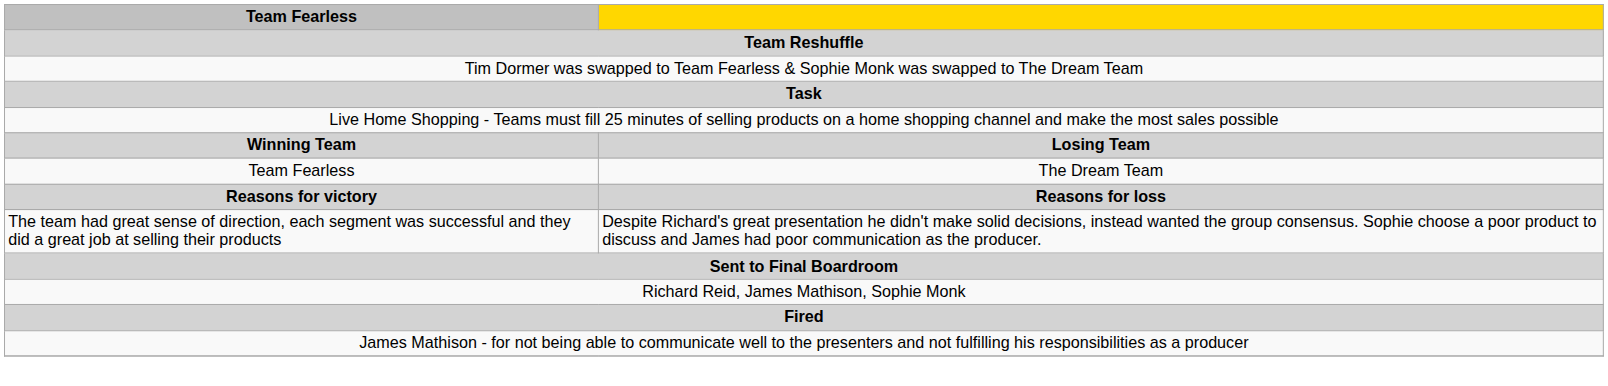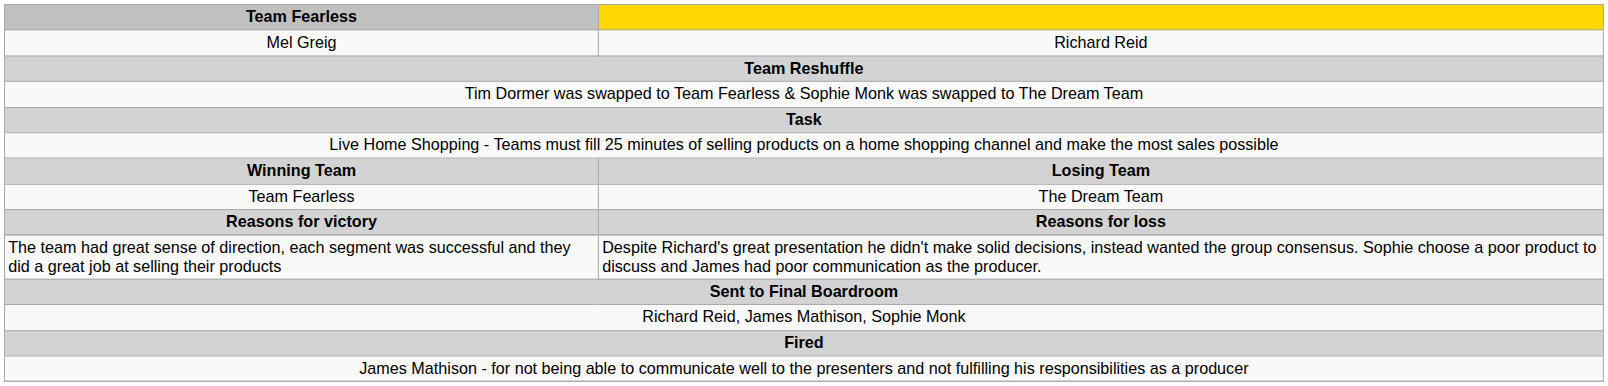+ row: (301, 42)
